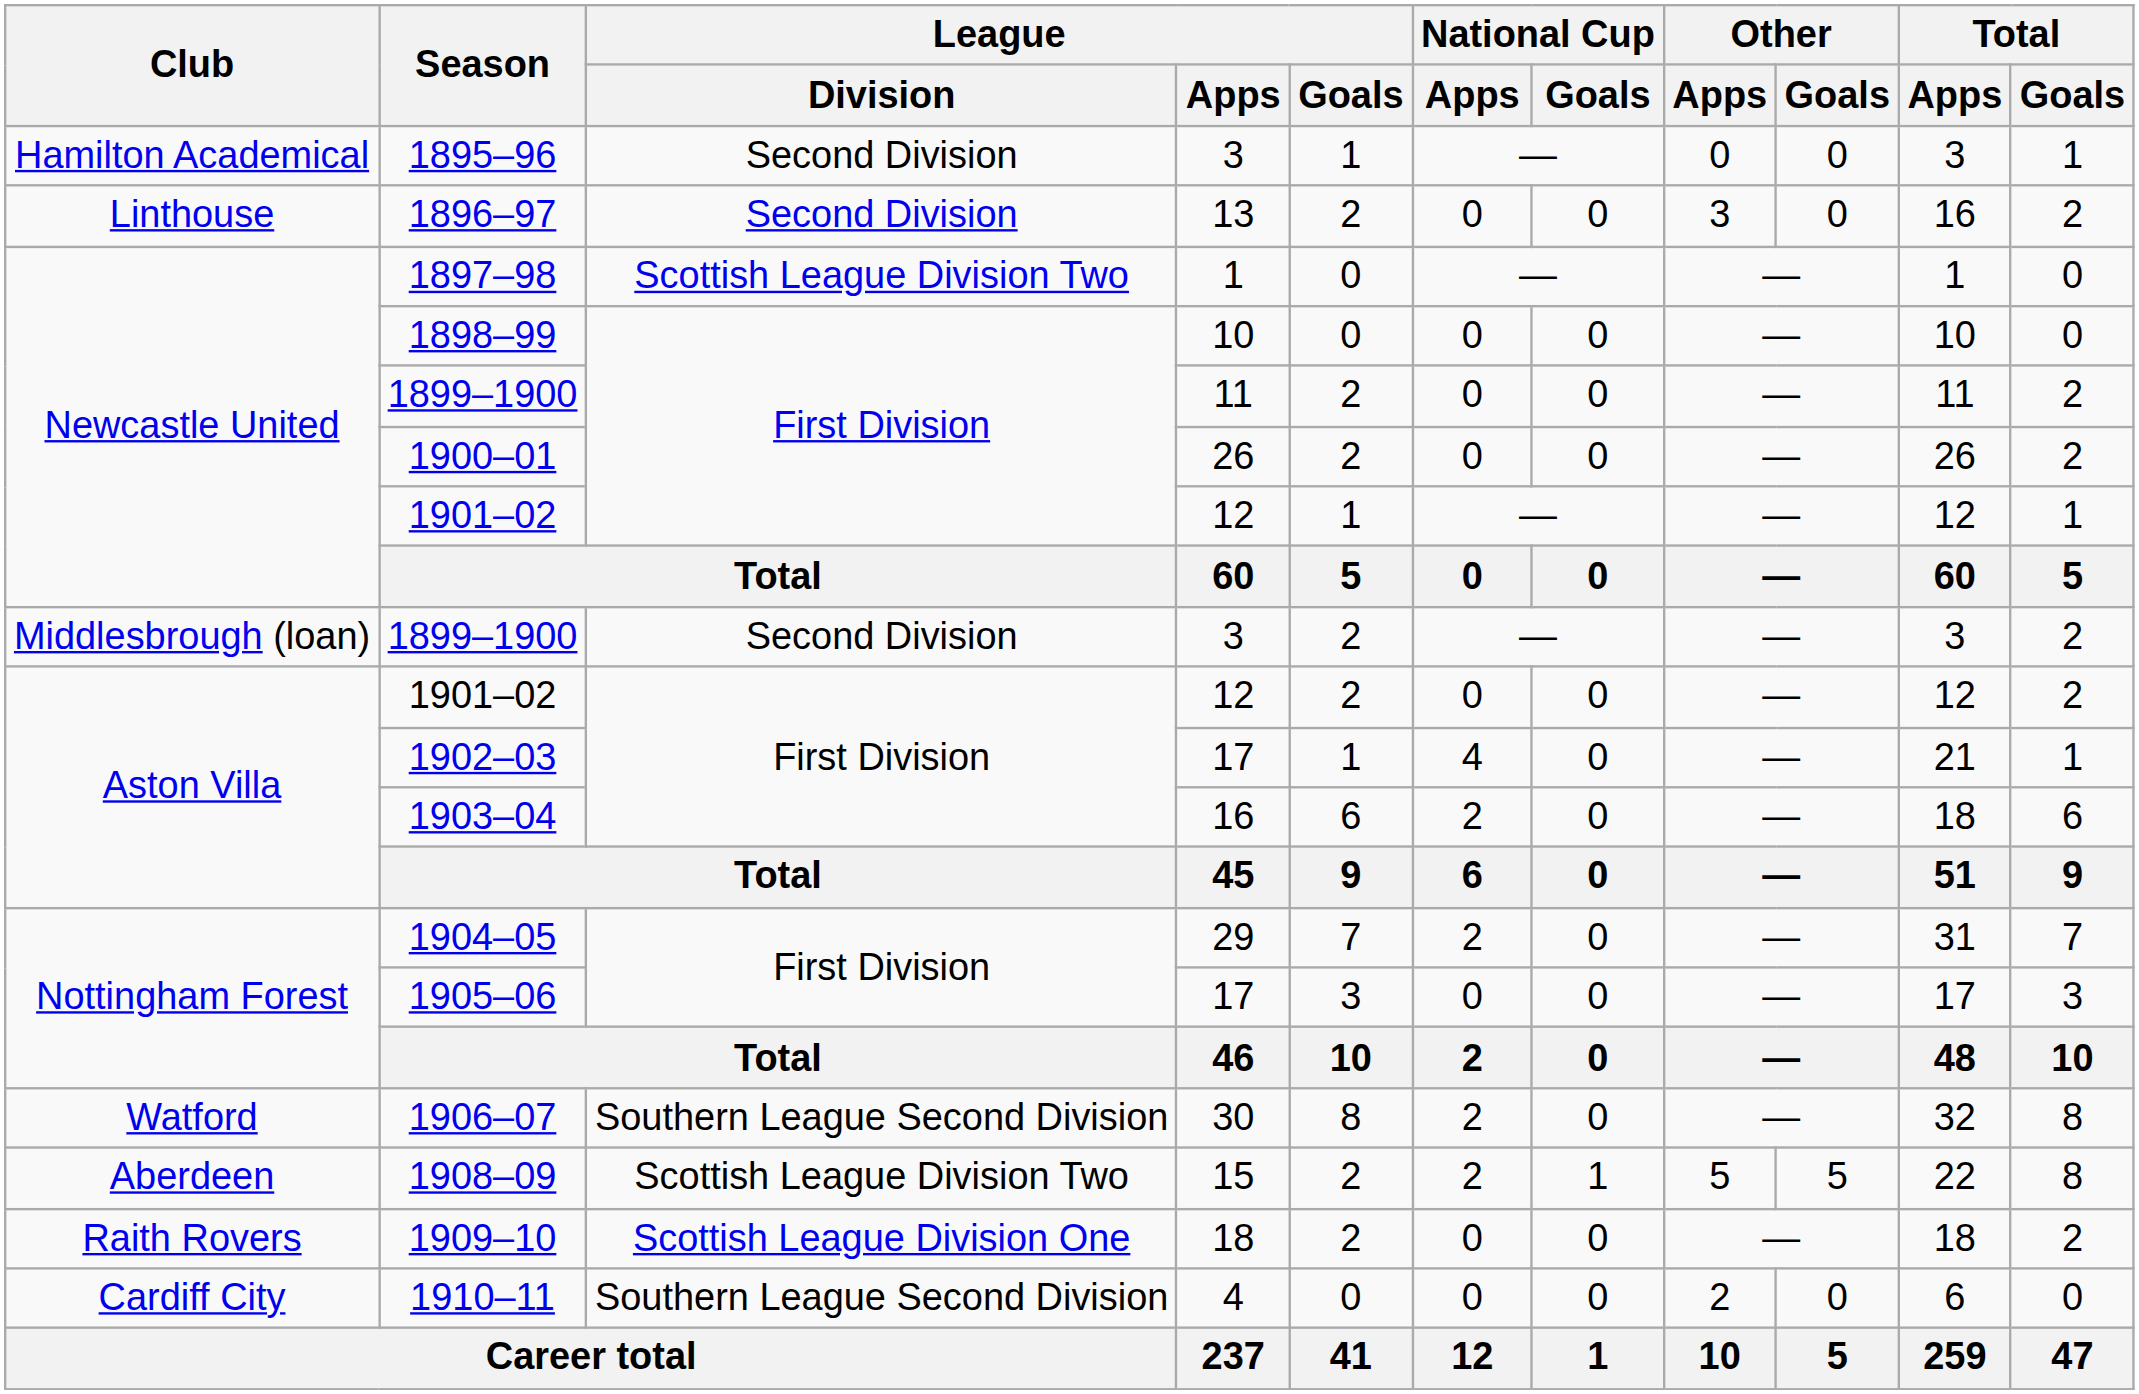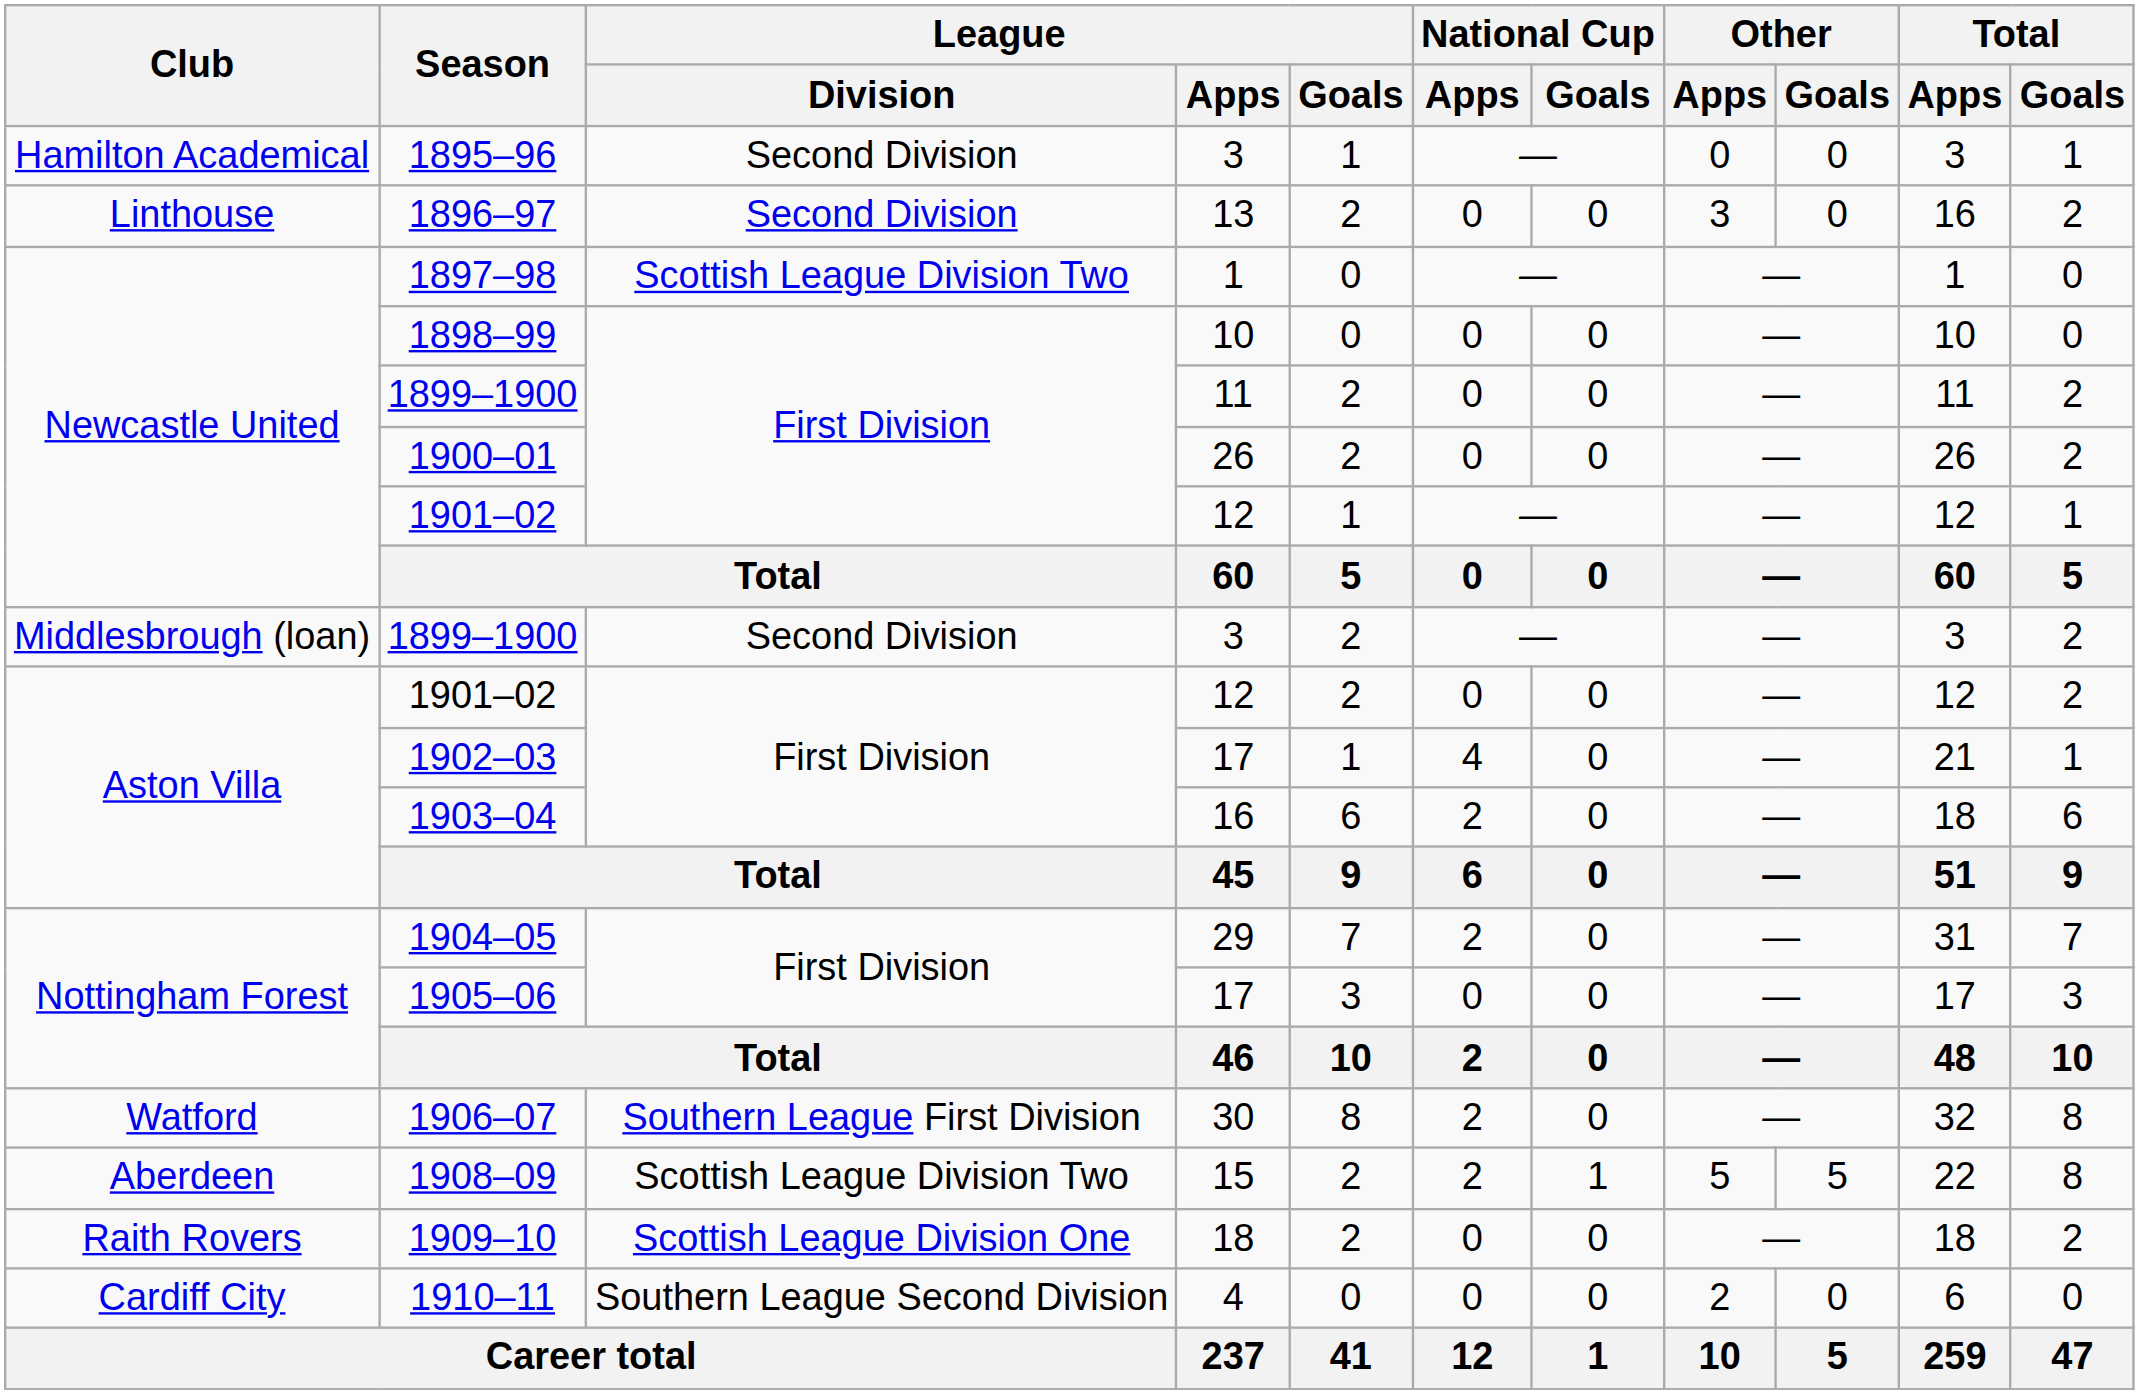(882, 1117) Southern League Second Division -> (882, 1117) Southern League First Division
